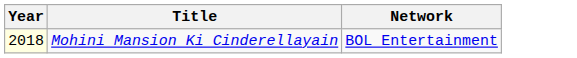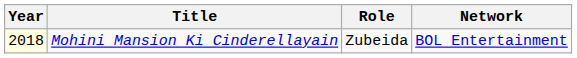+ column: (377, 17)
